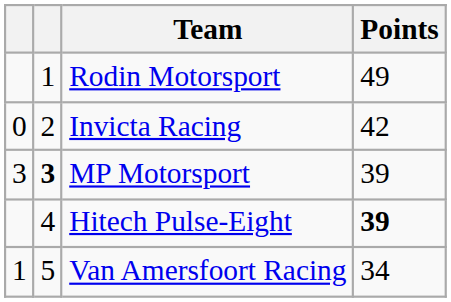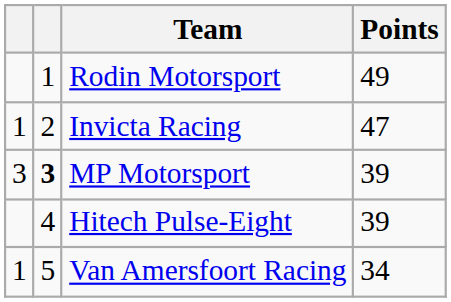(19, 125) 0 -> (19, 125) 1
(375, 125) 42 -> (375, 125) 47
(375, 222) bold -> (375, 222) normal
